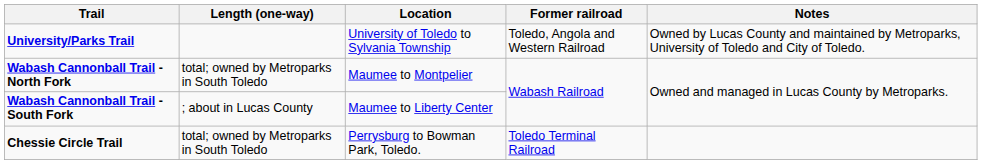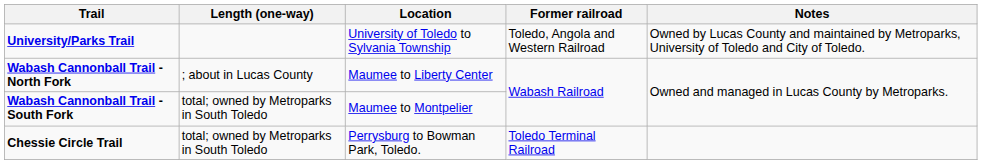(257, 75) total; owned by Metroparks in South Toledo -> (247, 75) ; about in Lucas County
(410, 75) Maumee to Montpelier -> (420, 75) Maumee to Liberty Center
(247, 108) ; about in Lucas County -> (257, 108) total; owned by Metroparks in South Toledo
(420, 108) Maumee to Liberty Center -> (410, 108) Maumee to Montpelier
